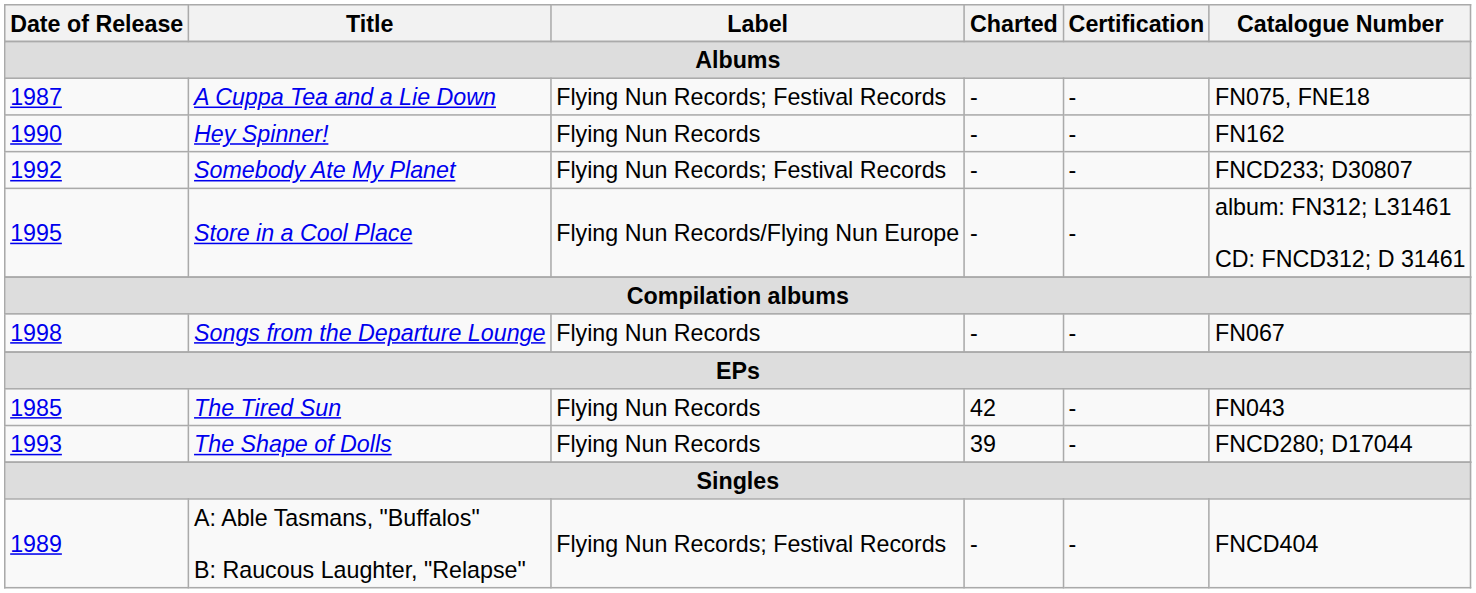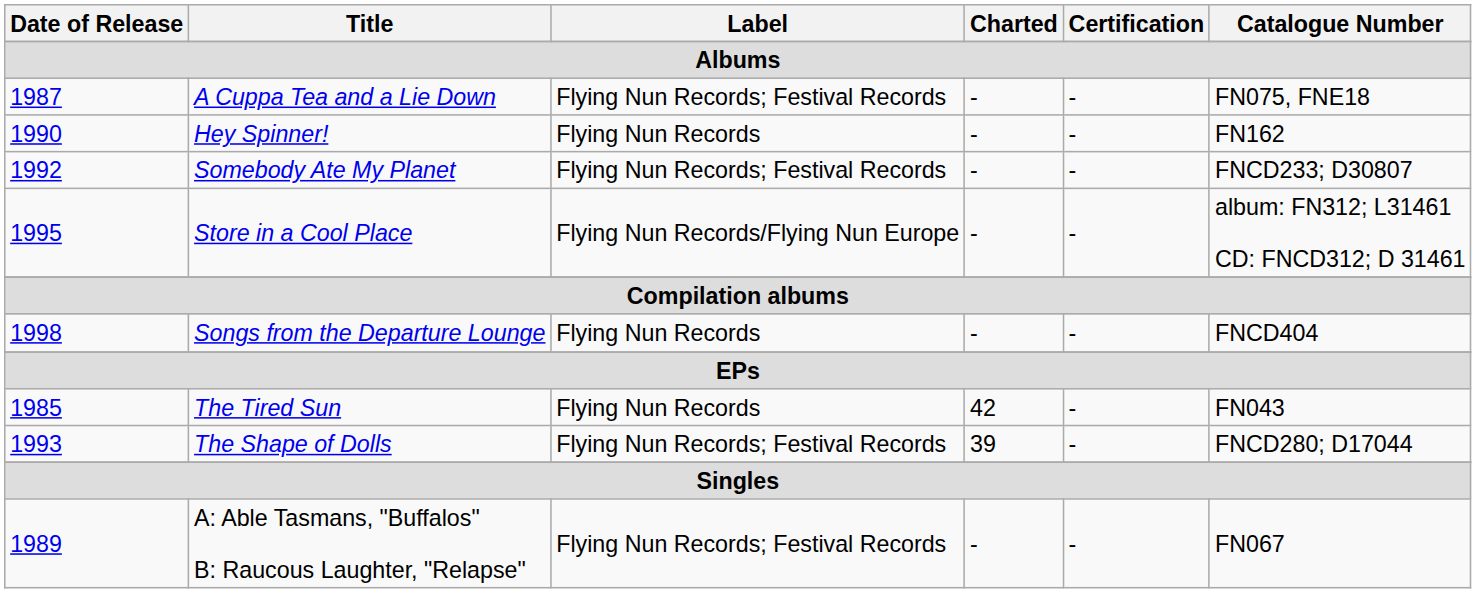(1250, 333) FN067 -> (1267, 333) FNCD404
(658, 444) Flying Nun Records -> (751, 444) Flying Nun Records; Festival Records
(1267, 543) FNCD404 -> (1250, 543) FN067
